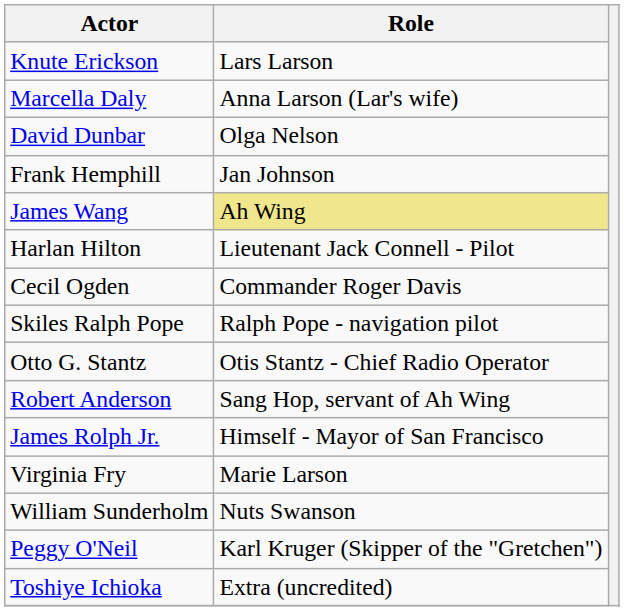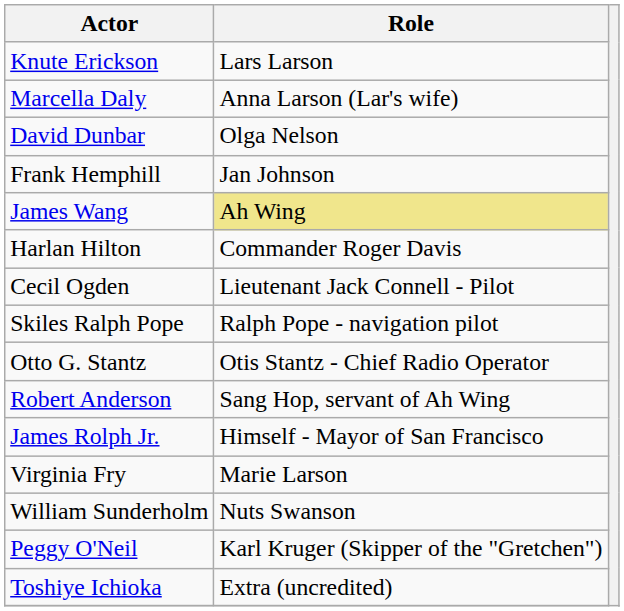(367, 248) Lieutenant Jack Connell - Pilot -> (340, 248) Commander Roger Davis
(340, 286) Commander Roger Davis -> (367, 286) Lieutenant Jack Connell - Pilot
